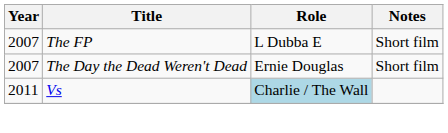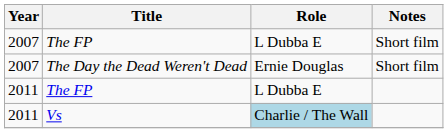+ row: (23, 90)
